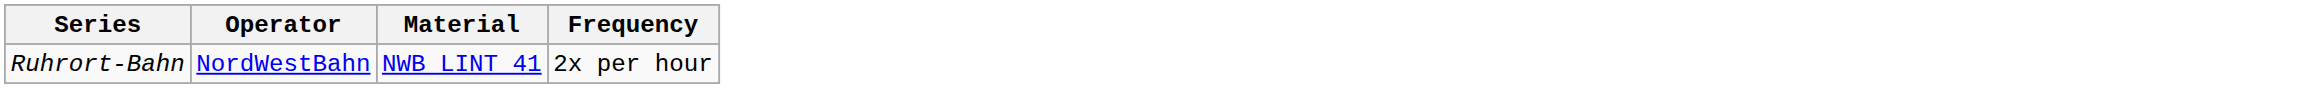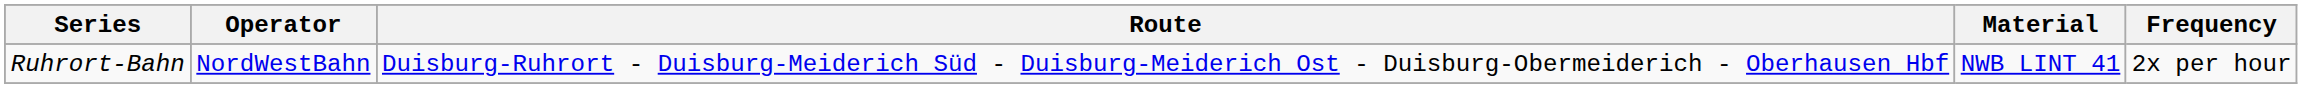+ column: (1166, 25)
